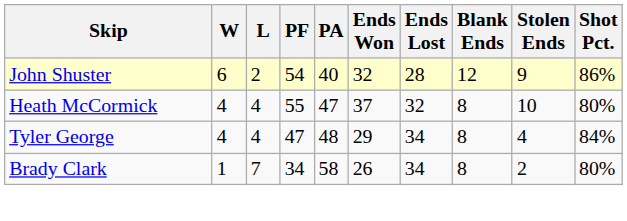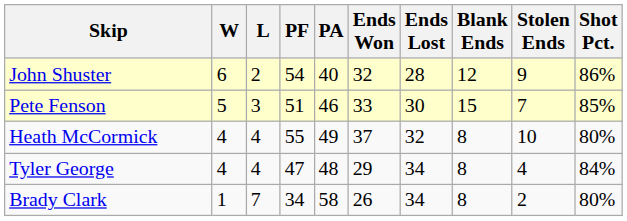+ row: (57, 105)
(328, 105) 47 -> (328, 136) 49
